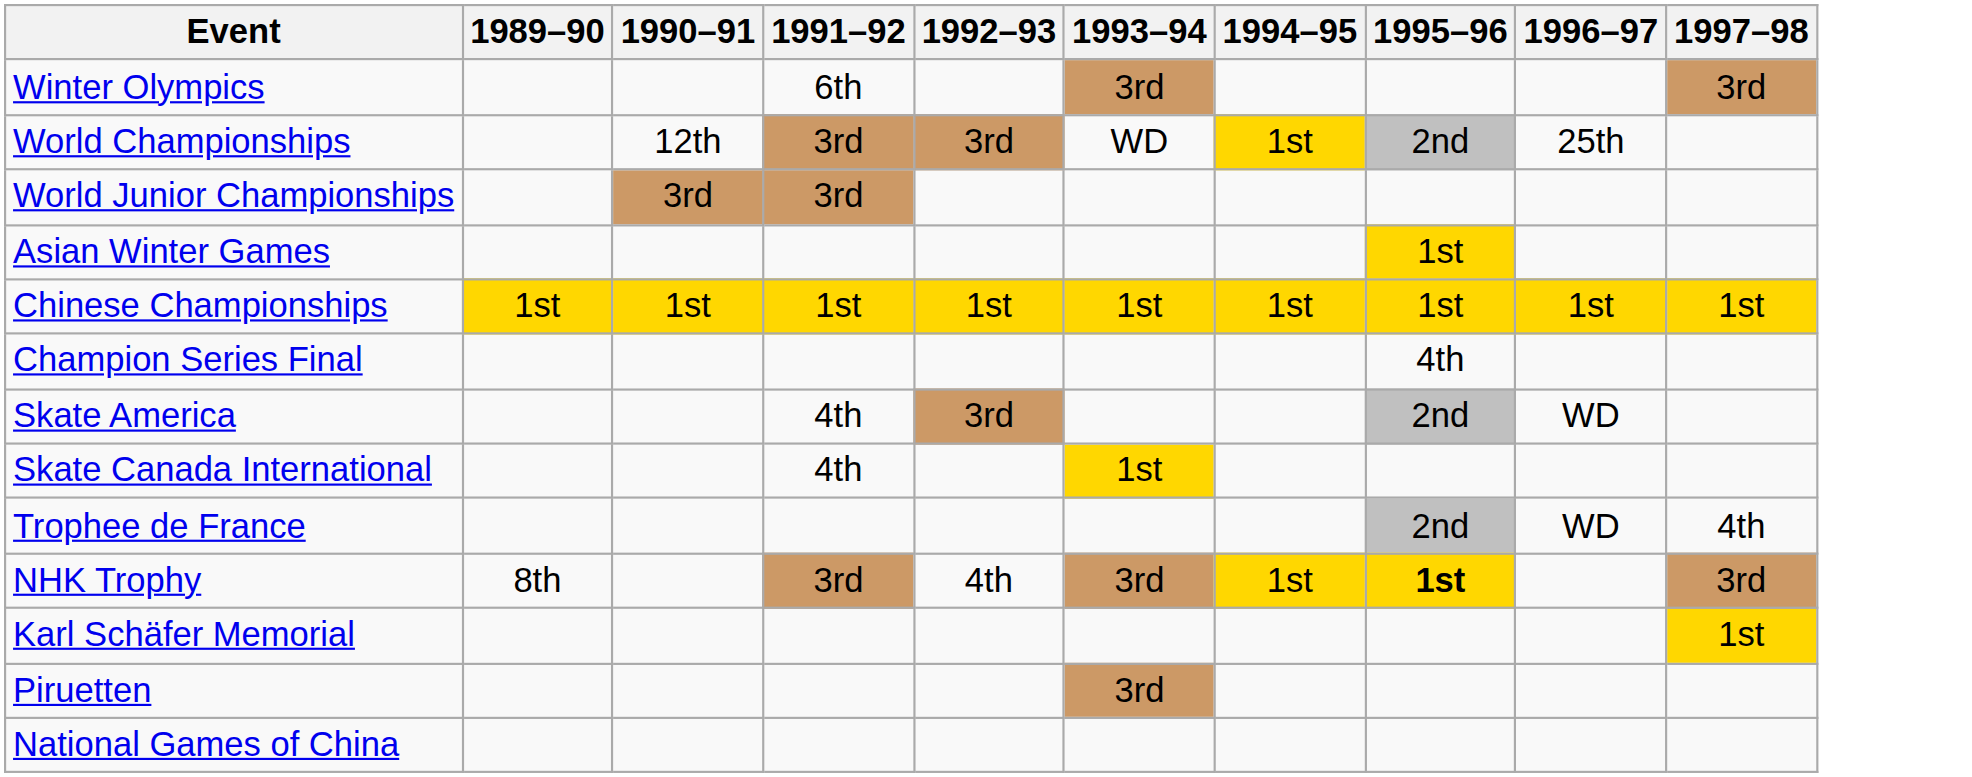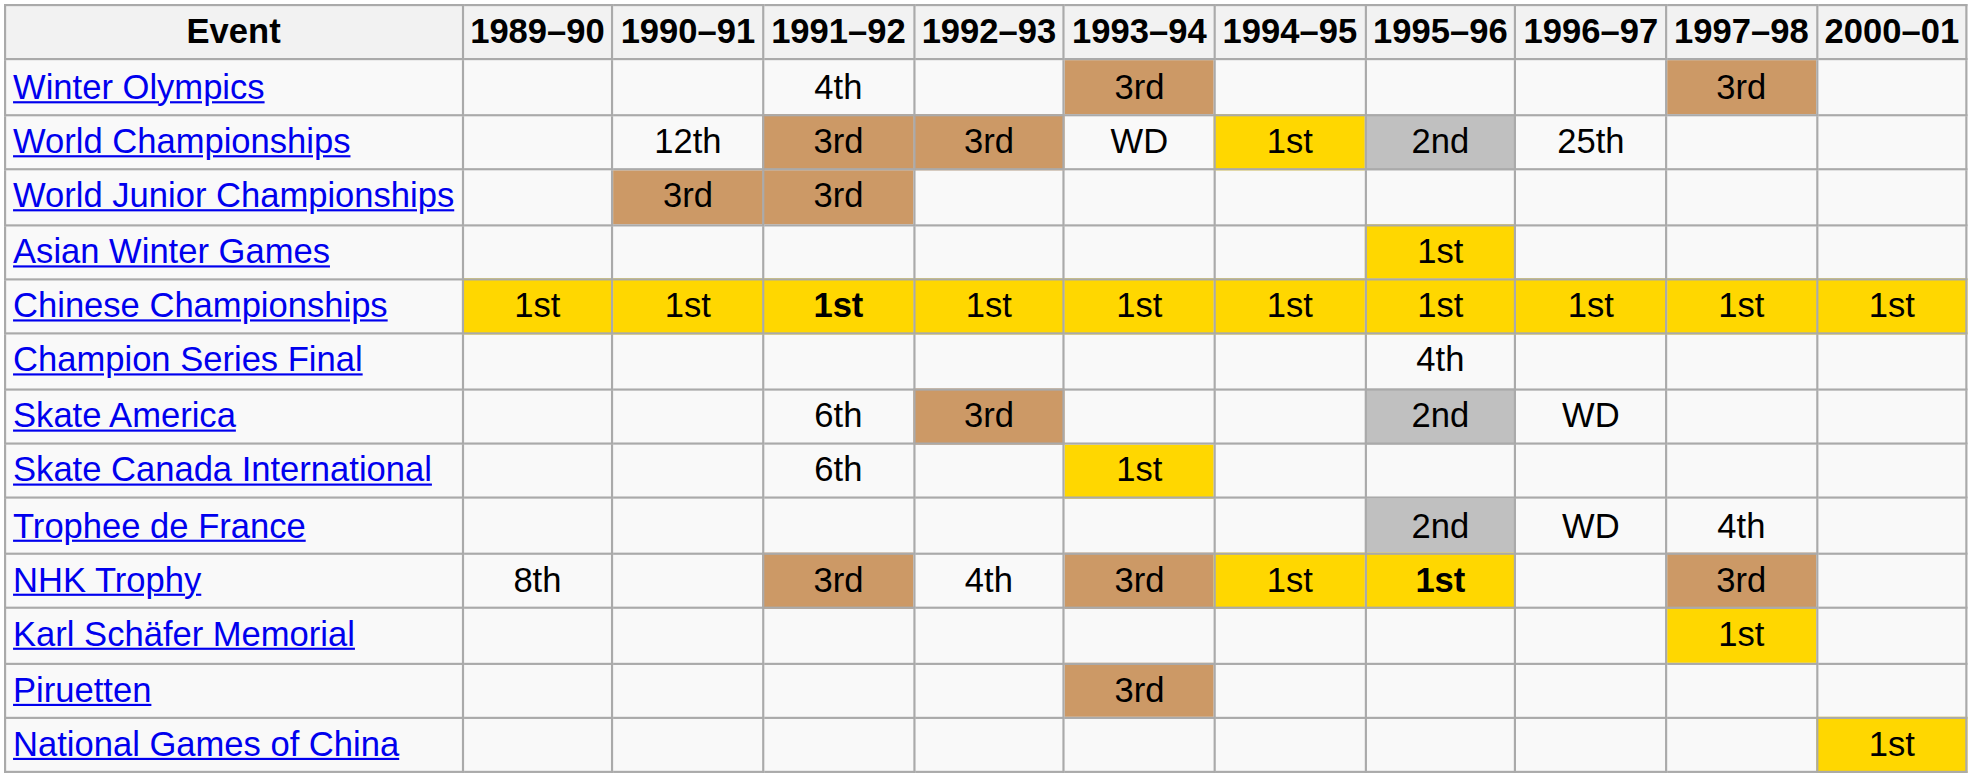+ column: (1892, 31)
(838, 86) 6th -> (838, 86) 4th
(838, 305) normal -> (838, 305) bold
(838, 415) 4th -> (838, 415) 6th
(838, 470) 4th -> (838, 470) 6th
